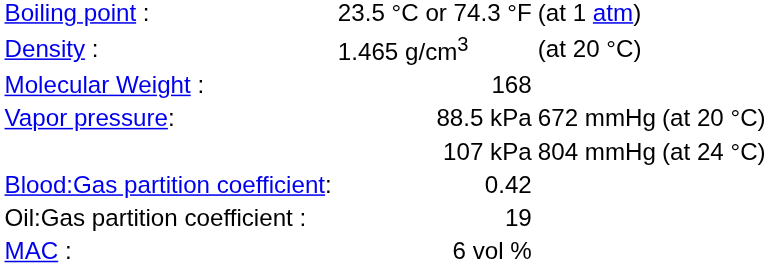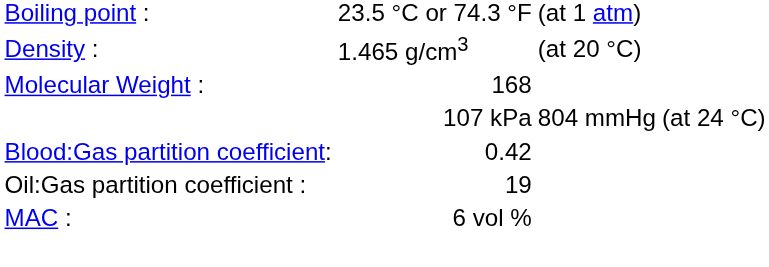- row: (90, 119)
